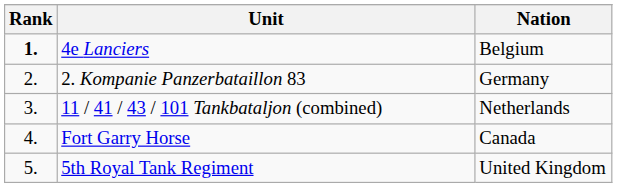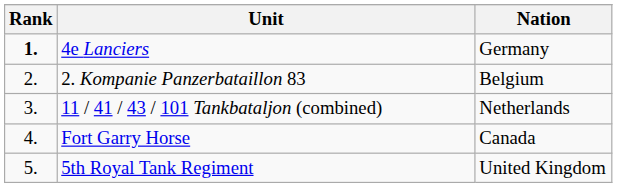(512, 49) Belgium -> (514, 49) Germany
(514, 78) Germany -> (512, 78) Belgium
